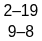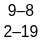rows swapped: (21, 10) <-> (21, 32)
